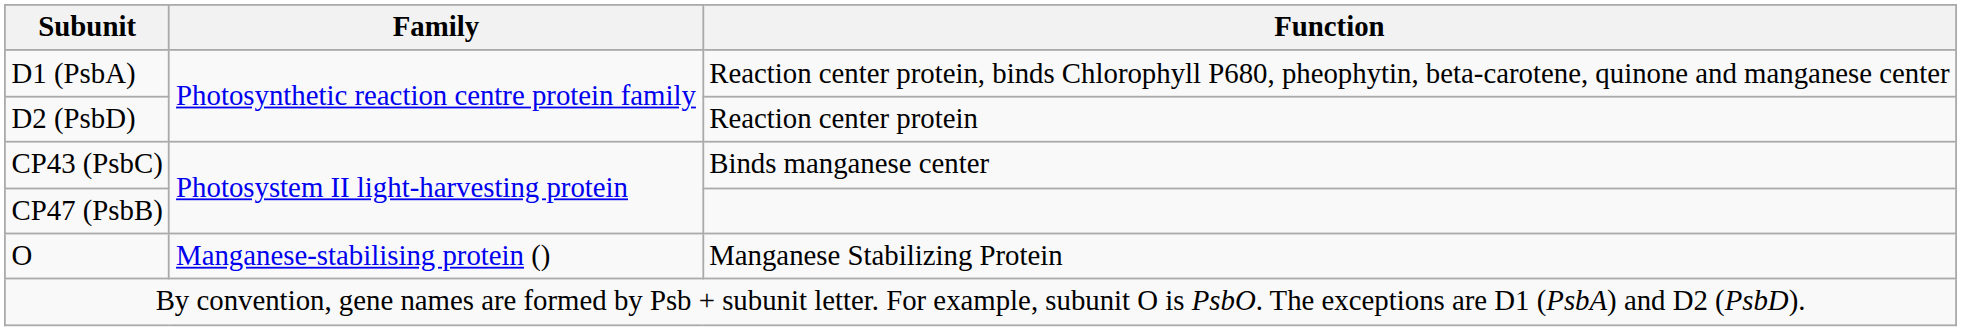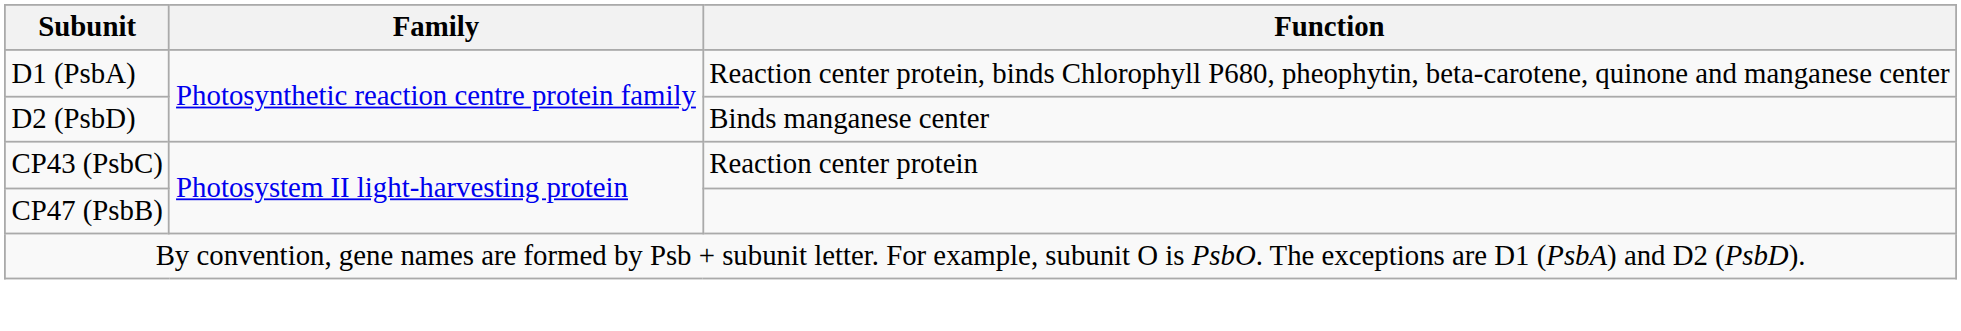(844, 118) Reaction center protein -> (849, 118) Binds manganese center
(849, 164) Binds manganese center -> (844, 164) Reaction center protein
- row: (22, 255)
